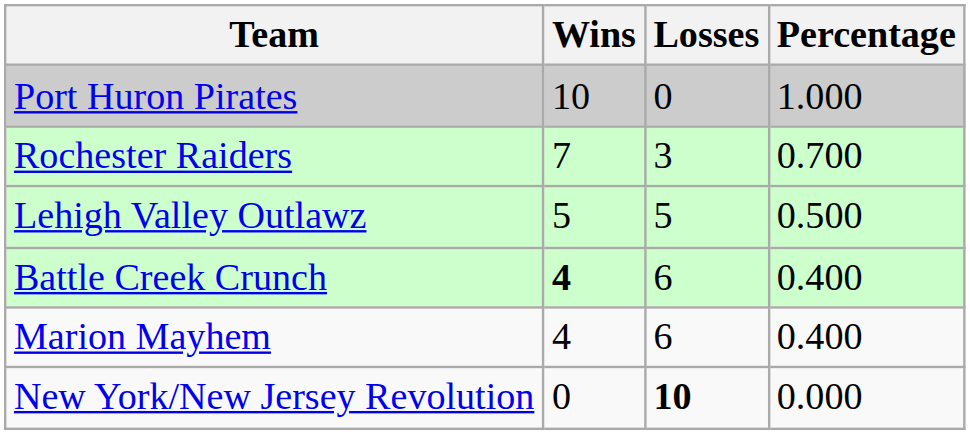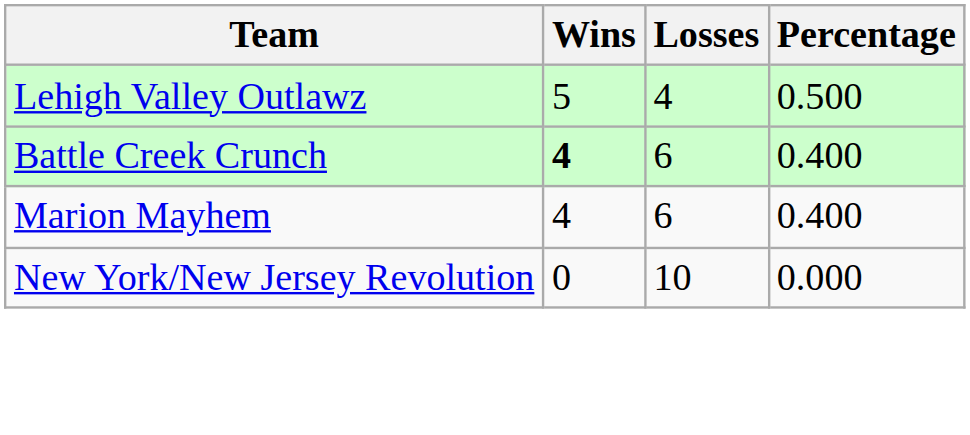- row: (156, 95)
- row: (153, 155)
(663, 215) 5 -> (663, 95) 4
(672, 397) bold -> (672, 276) normal
